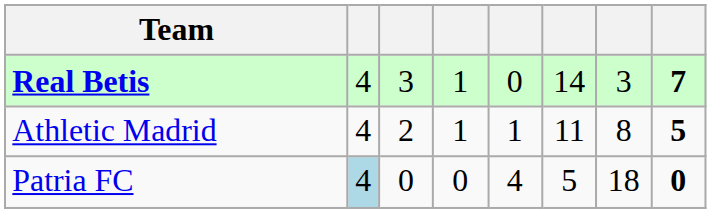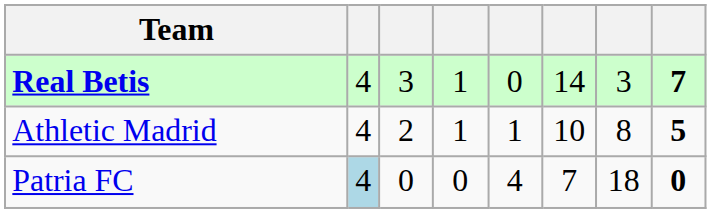(569, 130) 11 -> (569, 130) 10
(569, 181) 5 -> (569, 181) 7
